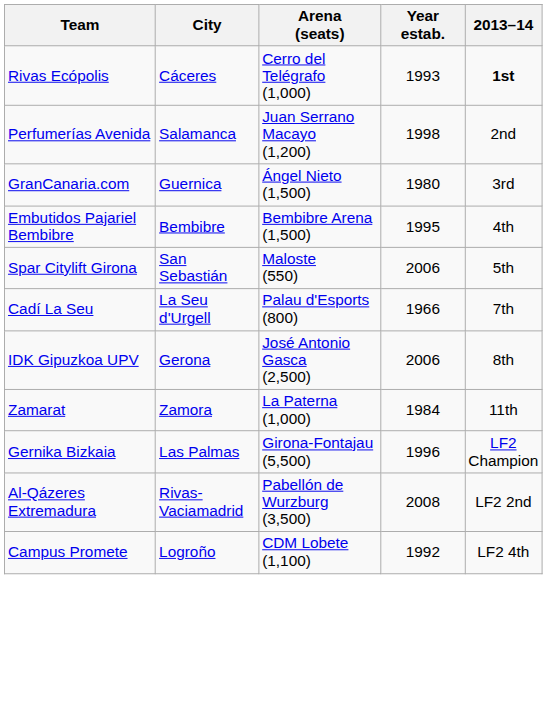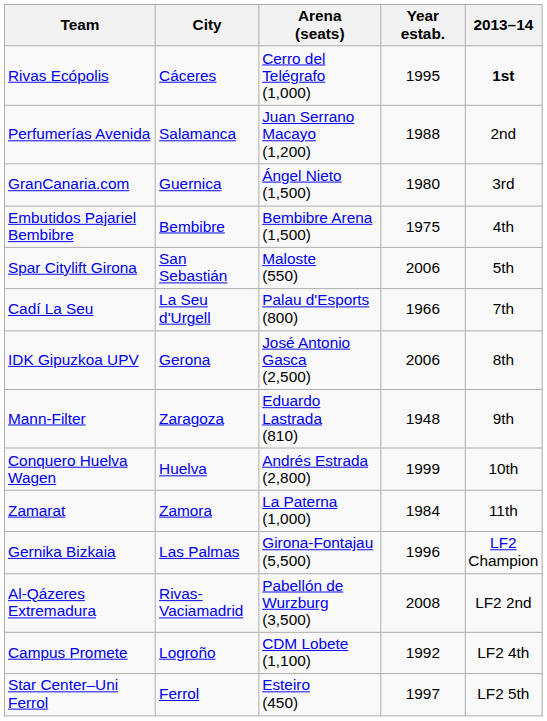(423, 75) 1993 -> (423, 75) 1995
(423, 134) 1998 -> (423, 134) 1988
(423, 226) 1995 -> (423, 226) 1975
+ row: (47, 418)
+ row: (68, 469)
+ row: (63, 694)
